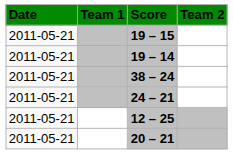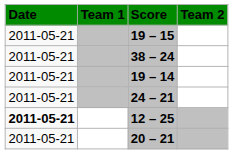rows swapped: (152, 56) <-> (152, 77)
(42, 118) normal -> (42, 118) bold
